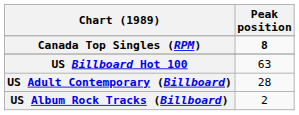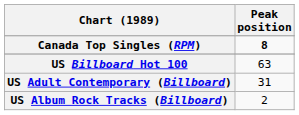(264, 82) 28 -> (264, 82) 31
